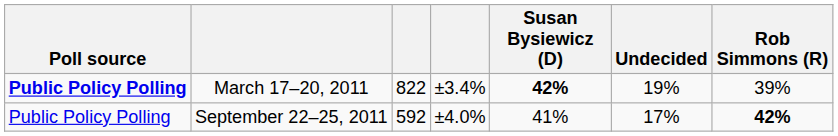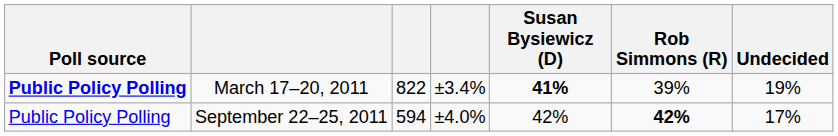columns swapped: (772, 49) <-> (661, 59)
(550, 88) 42% -> (550, 88) 41%
(411, 116) 592 -> (411, 116) 594
(550, 116) 41% -> (550, 116) 42%
